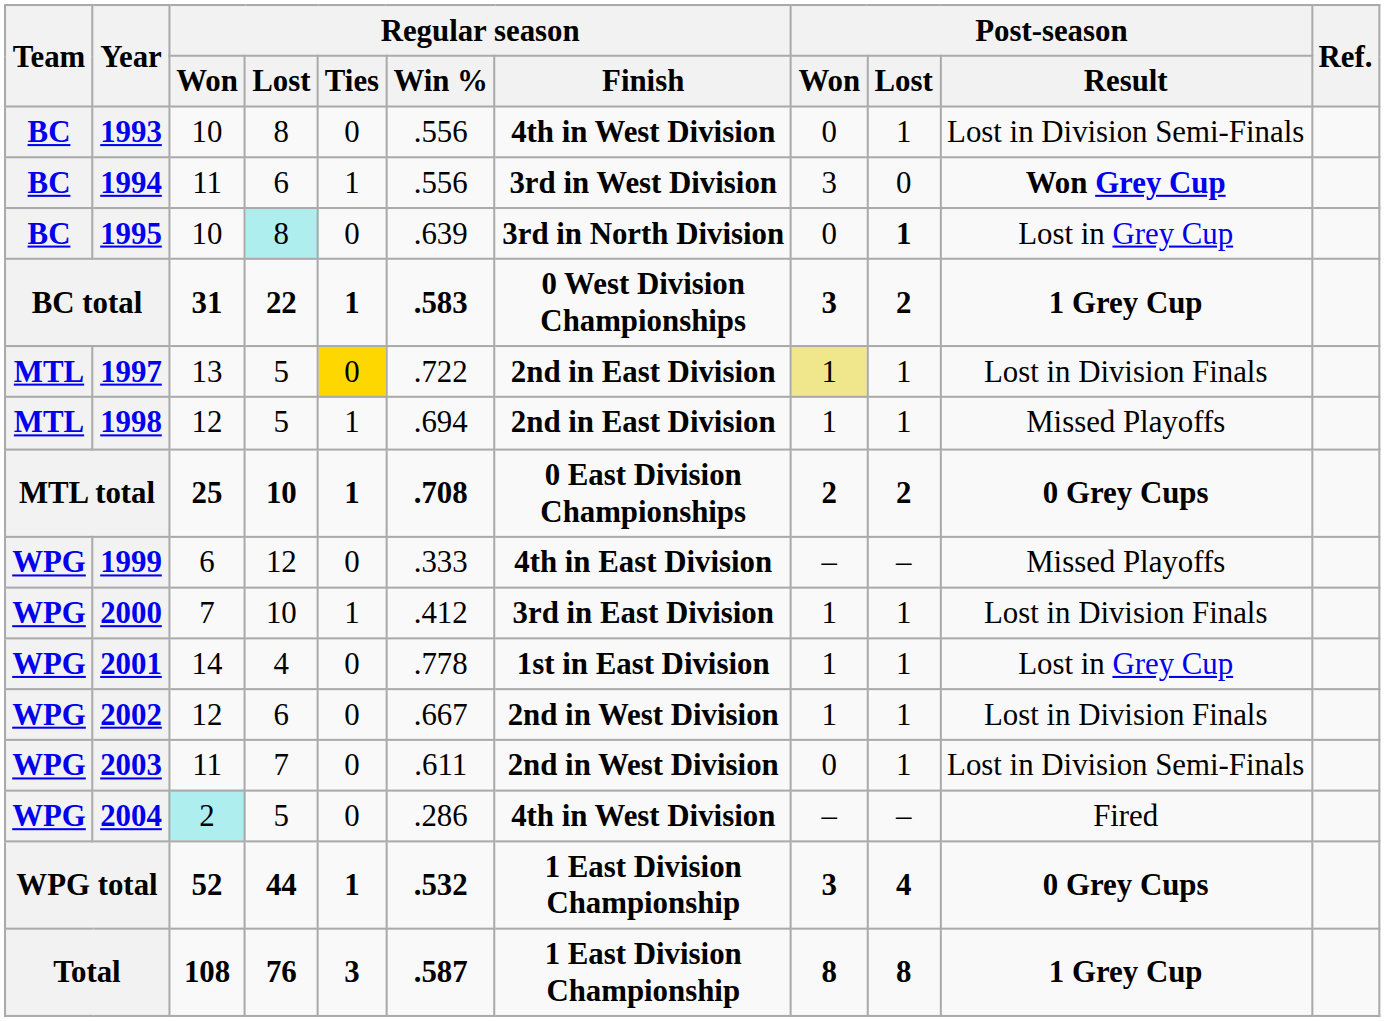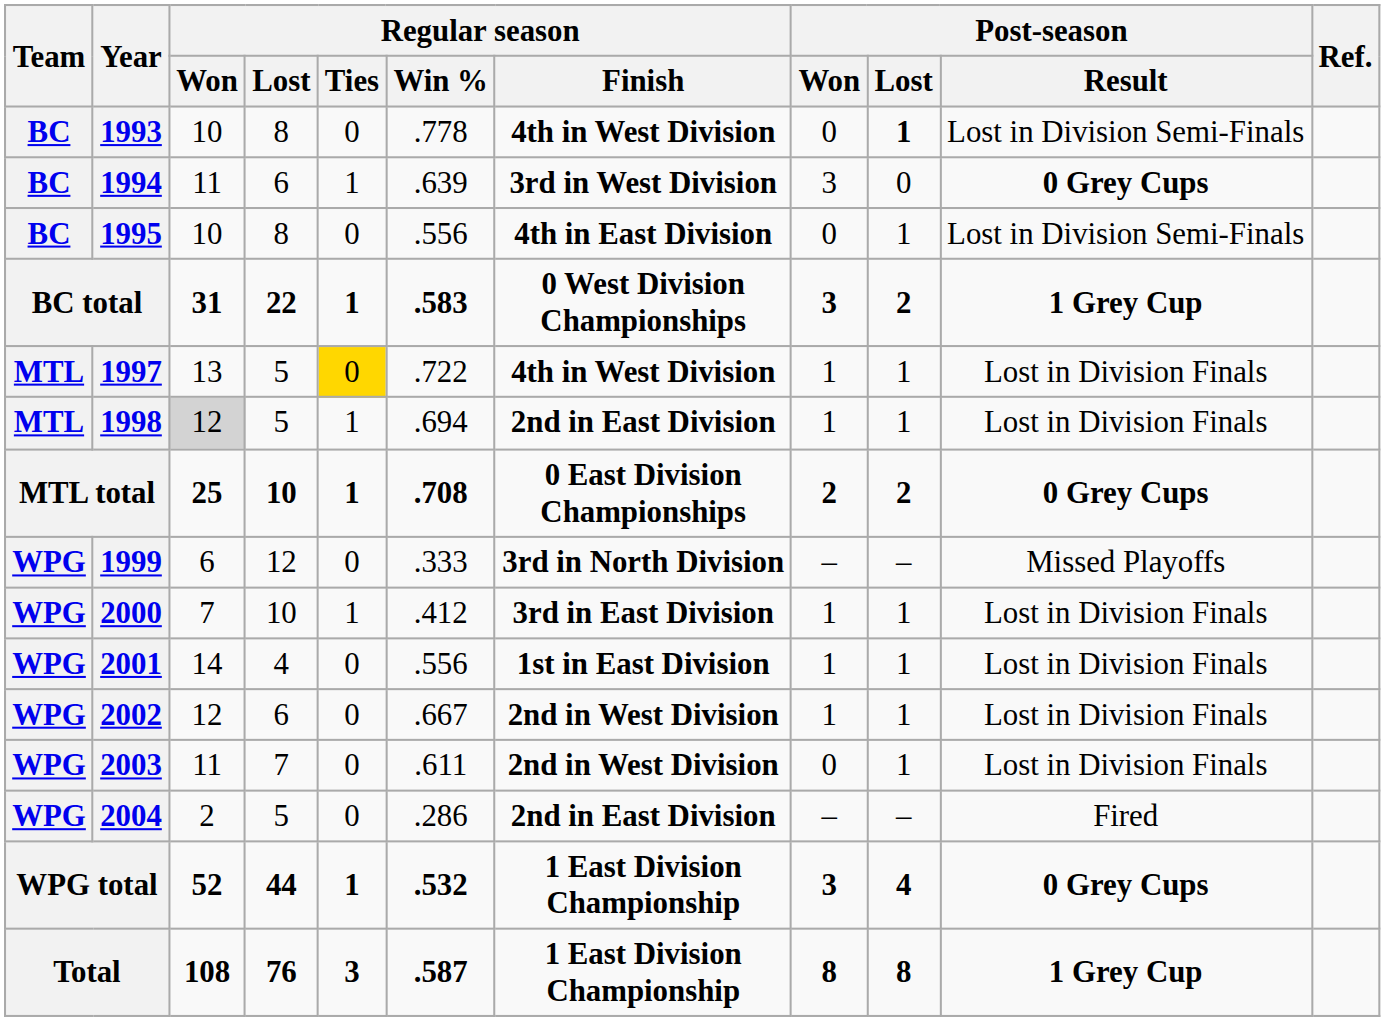(441, 131) .556 -> (441, 131) .778
(904, 131) normal -> (904, 131) bold
(441, 182) .556 -> (441, 182) .639
(1126, 182) Won Grey Cup -> (1126, 182) 0 Grey Cups
(281, 233) paleturquoise background -> (281, 233) no background
(441, 233) .639 -> (441, 233) .556
(643, 233) 3rd in North Division -> (643, 233) 4th in East Division
(904, 233) bold -> (904, 233) normal
(1126, 233) Lost in Grey Cup -> (1126, 233) Lost in Division Semi-Finals
(643, 371) 2nd in East Division -> (643, 371) 4th in West Division
(829, 371) khaki background -> (829, 371) no background
(207, 422) no background -> (207, 422) lightgrey background
(1126, 422) Missed Playoffs -> (1126, 422) Lost in Division Finals
(643, 561) 4th in East Division -> (643, 561) 3rd in North Division
(441, 662) .778 -> (441, 662) .556
(1126, 662) Lost in Grey Cup -> (1126, 662) Lost in Division Finals
(1126, 764) Lost in Division Semi-Finals -> (1126, 764) Lost in Division Finals
(207, 815) paleturquoise background -> (207, 815) no background
(643, 815) 4th in West Division -> (643, 815) 2nd in East Division
